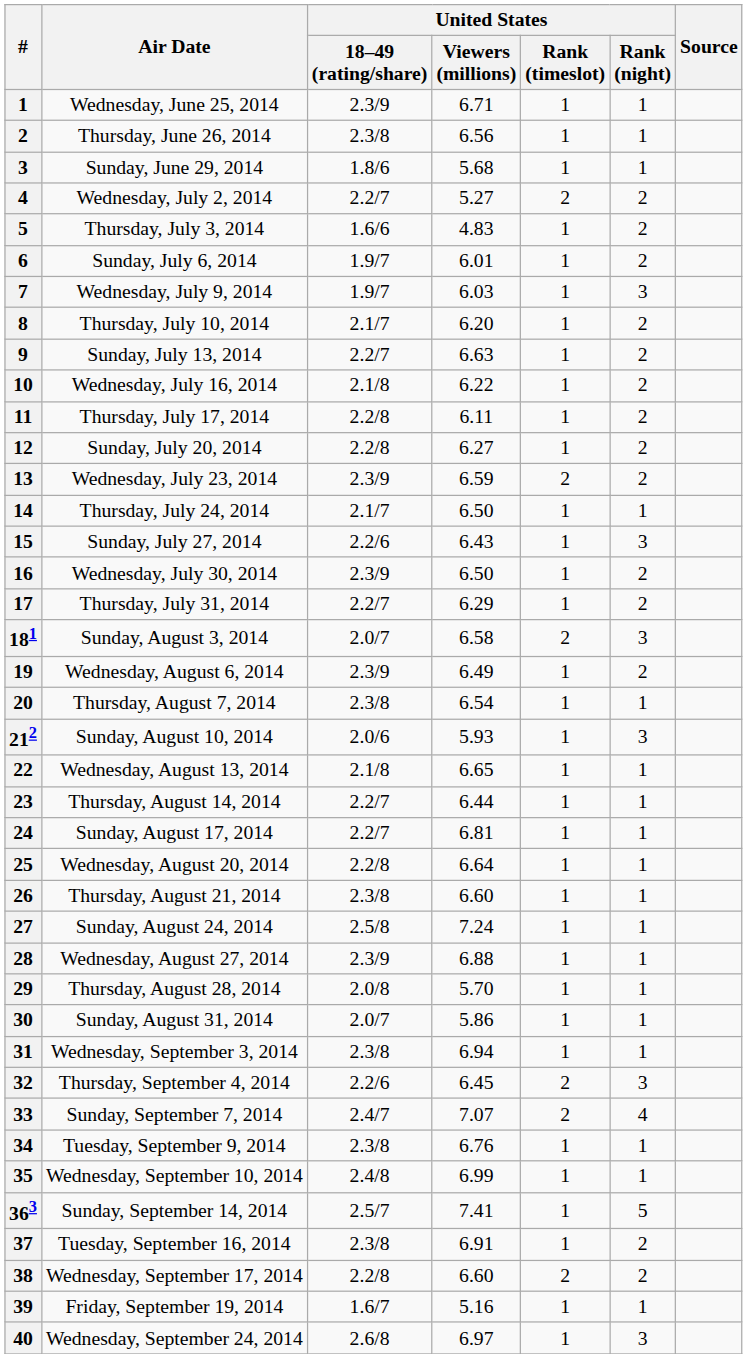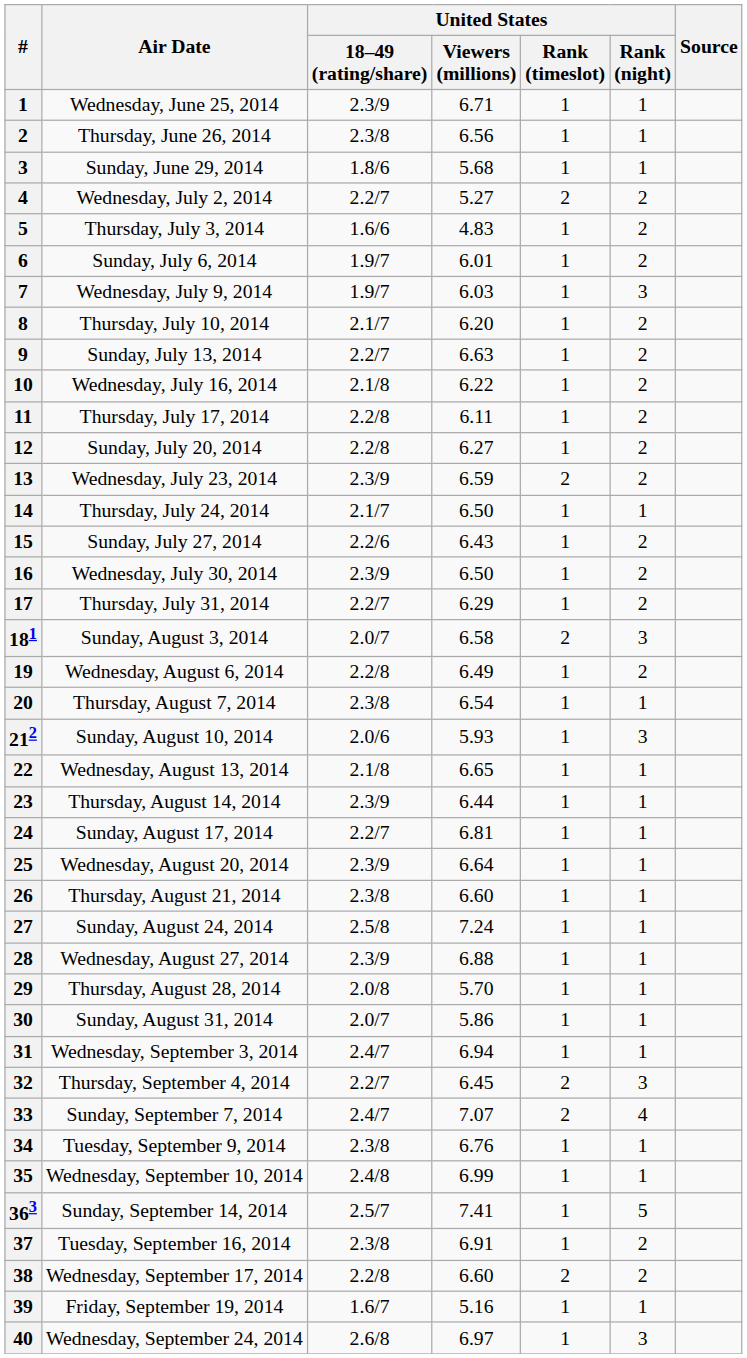(643, 541) 3 -> (643, 541) 2
(370, 671) 2.3/9 -> (370, 671) 2.2/8
(370, 801) 2.2/7 -> (370, 801) 2.3/9
(370, 864) 2.2/8 -> (370, 864) 2.3/9
(370, 1051) 2.3/8 -> (370, 1051) 2.4/7
(370, 1082) 2.2/6 -> (370, 1082) 2.2/7
